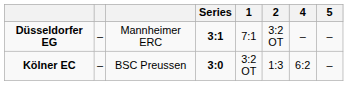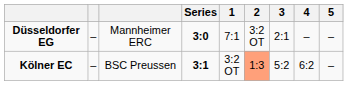+ column: (282, 13)
(215, 36) 3:1 -> (201, 36) 3:0
(215, 65) 3:0 -> (201, 65) 3:1
(276, 65) no background -> (257, 65) lightsalmon background
